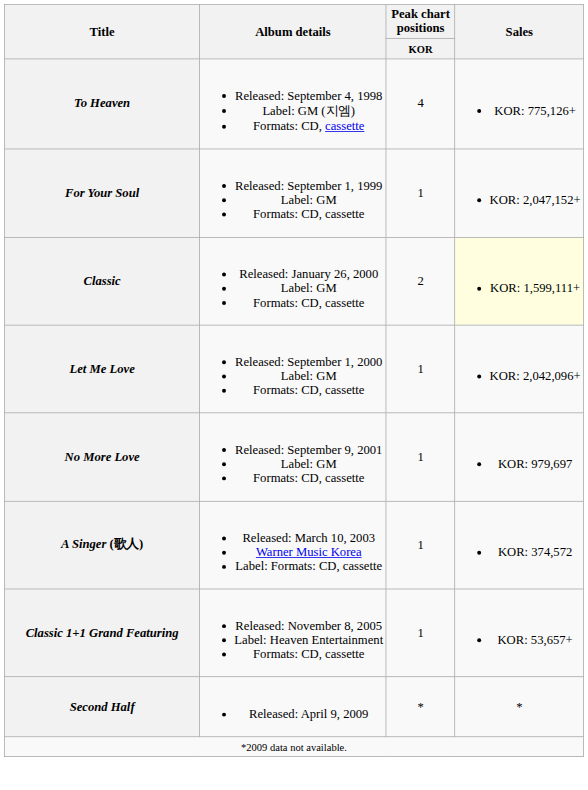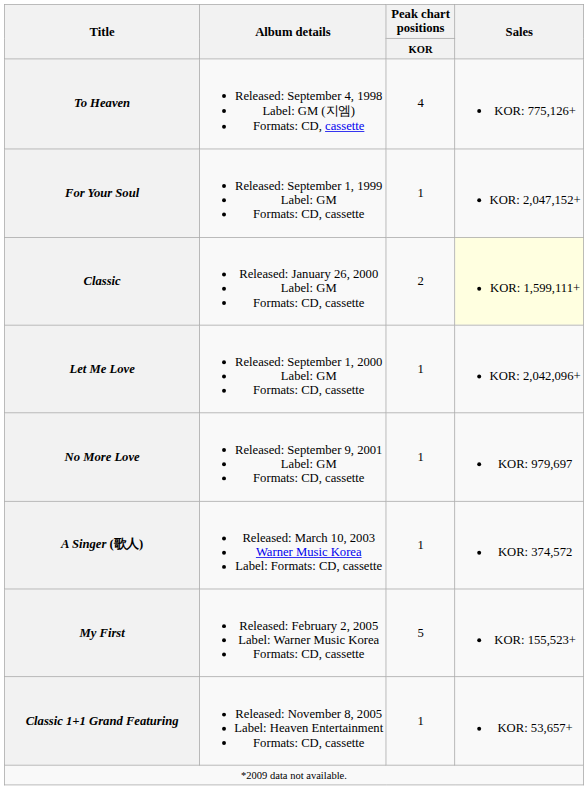+ row: (102, 633)
- row: (102, 706)
